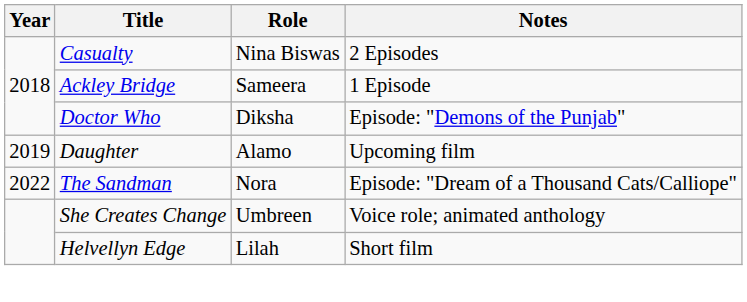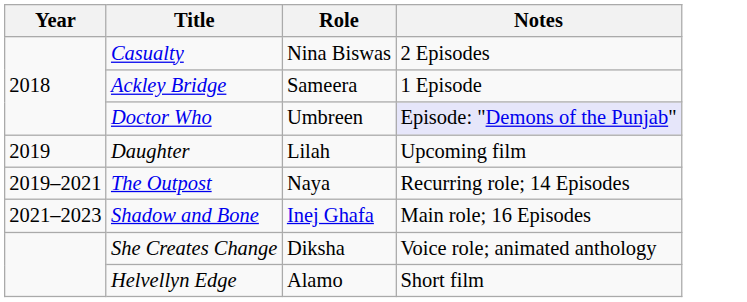(265, 118) Diksha -> (325, 118) Umbreen
(487, 118) no background -> (538, 118) lavender background
(264, 150) Alamo -> (308, 150) Lilah
+ row: (161, 183)
+ row: (185, 215)
- row: (116, 183)
(274, 215) Umbreen -> (316, 248) Diksha
(257, 248) Lilah -> (315, 280) Alamo
